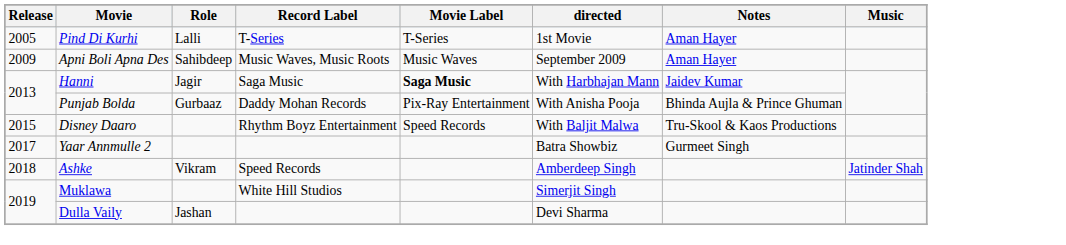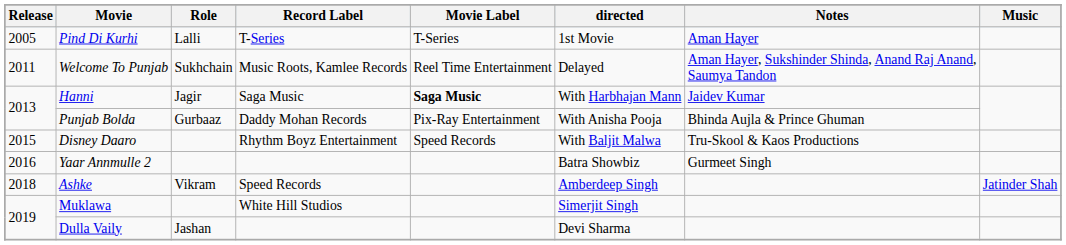- row: (114, 59)
+ row: (114, 67)
(22, 147) 2017 -> (22, 162) 2016
